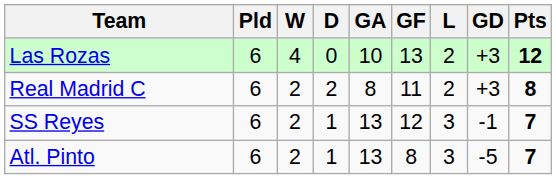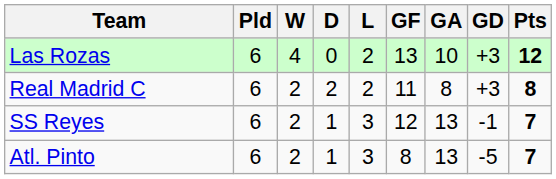columns swapped: (449, 21) <-> (371, 21)
